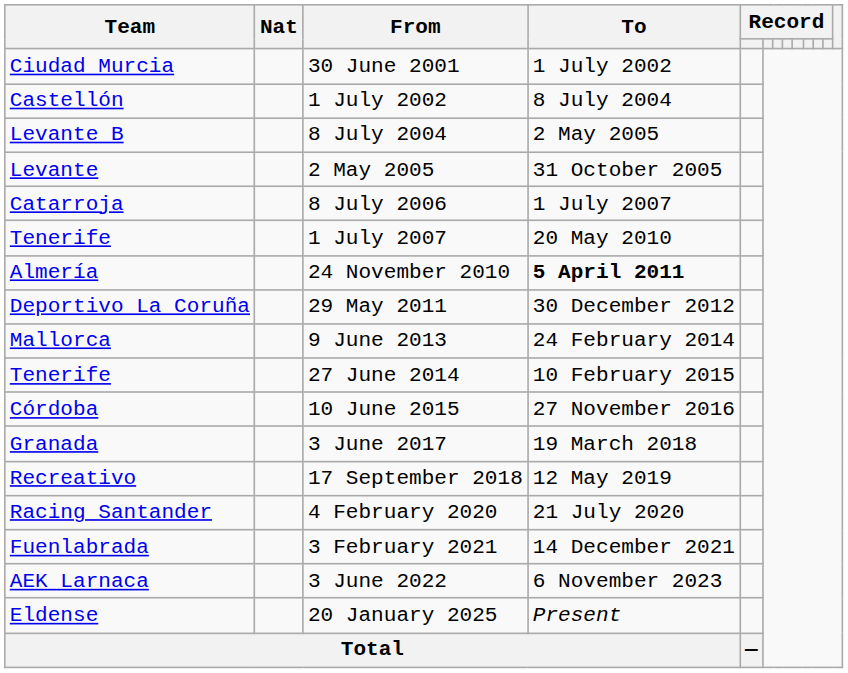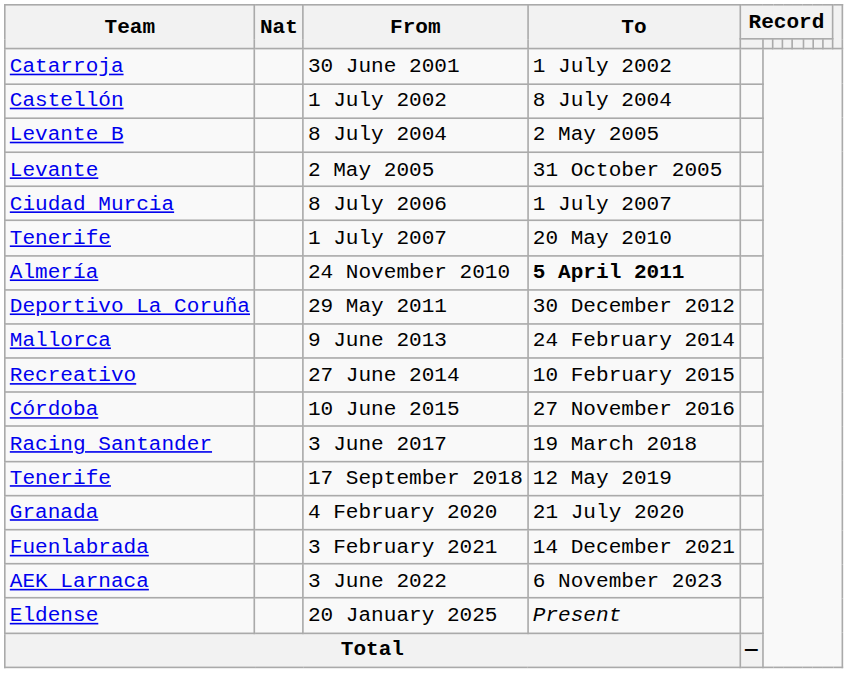(92, 66) Ciudad Murcia -> (67, 66) Catarroja
(67, 204) Catarroja -> (92, 204) Ciudad Murcia
(60, 375) Tenerife -> (73, 375) Recreativo
(54, 444) Granada -> (111, 444) Racing Santander
(73, 478) Recreativo -> (60, 478) Tenerife
(111, 513) Racing Santander -> (54, 513) Granada
